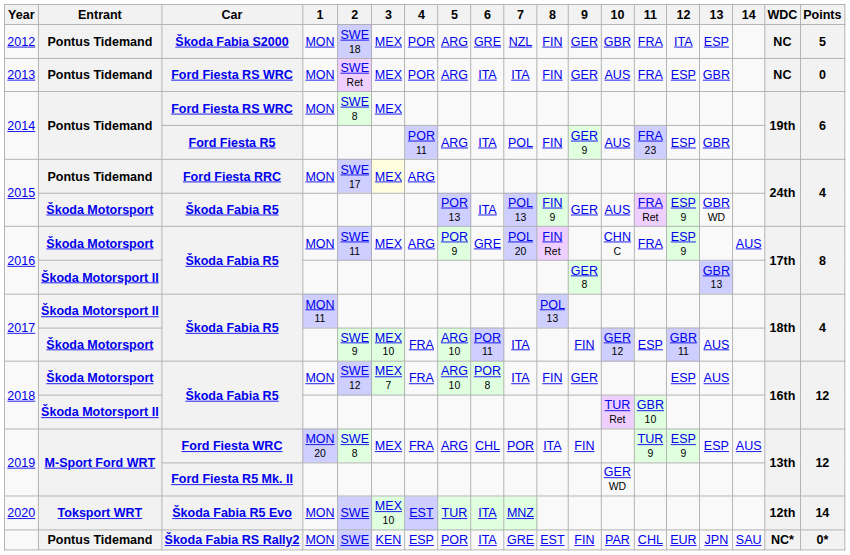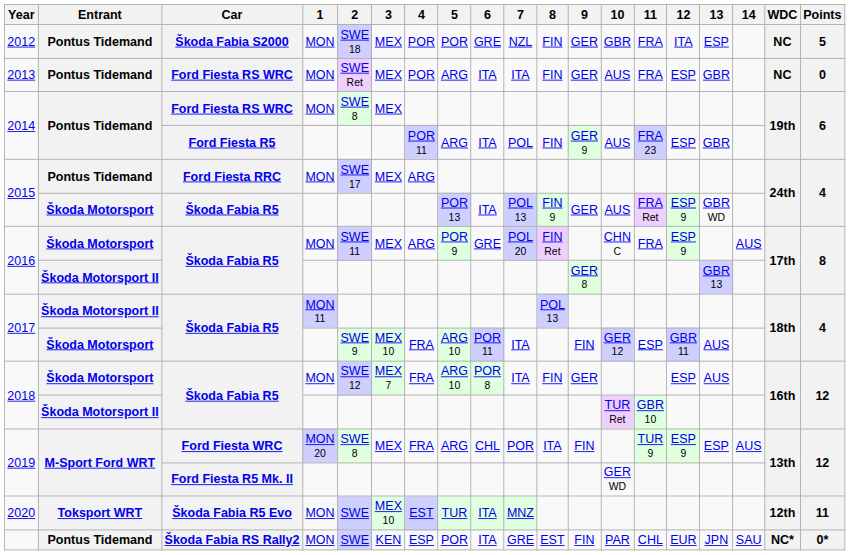(454, 41) ARG -> (454, 41) POR
(388, 176) lightyellow background -> (388, 176) no background
(822, 513) 14 -> (822, 513) 11
